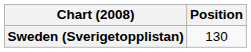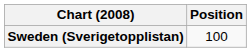(216, 36) 130 -> (216, 36) 100
